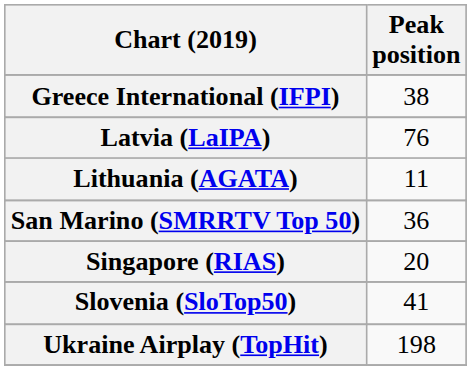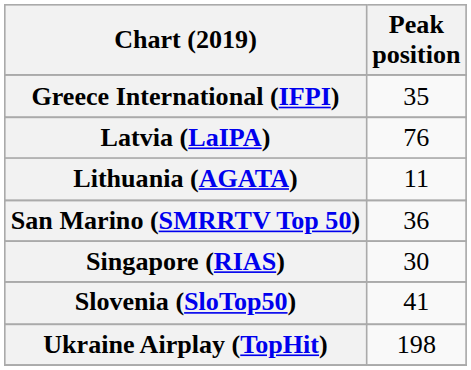(416, 95) 38 -> (416, 95) 35
(416, 261) 20 -> (416, 261) 30
